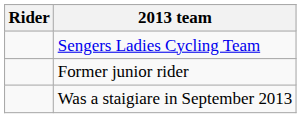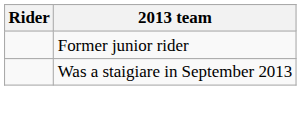- row: (159, 44)
